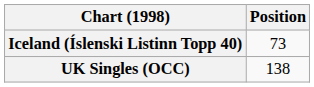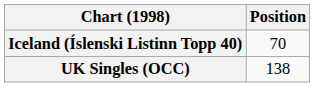(278, 43) 73 -> (278, 43) 70
